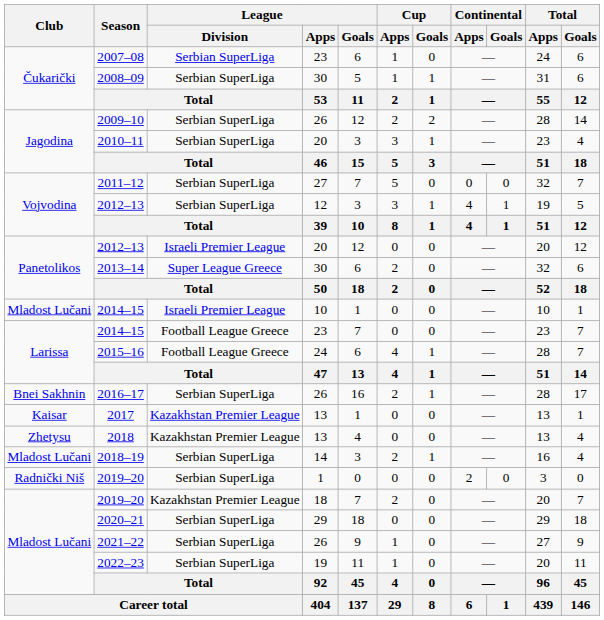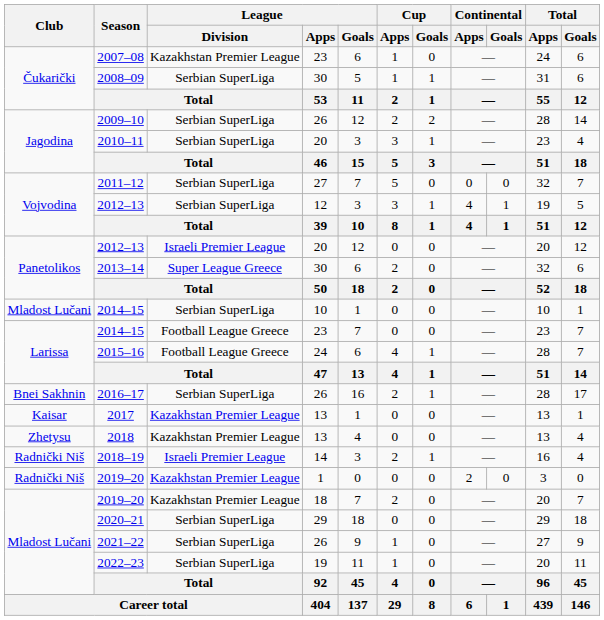(225, 57) Serbian SuperLiga -> (225, 57) Kazakhstan Premier League
(225, 309) Israeli Premier League -> (225, 309) Serbian SuperLiga
(49, 457) Mladost Lučani -> (49, 457) Radnički Niš
(225, 457) Serbian SuperLiga -> (225, 457) Israeli Premier League
(225, 478) Serbian SuperLiga -> (225, 478) Kazakhstan Premier League
